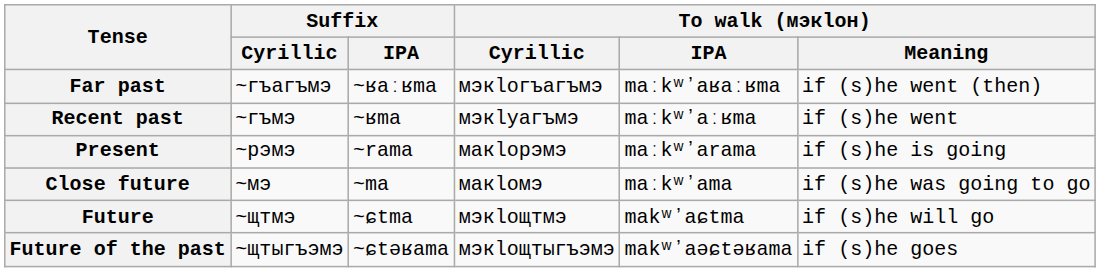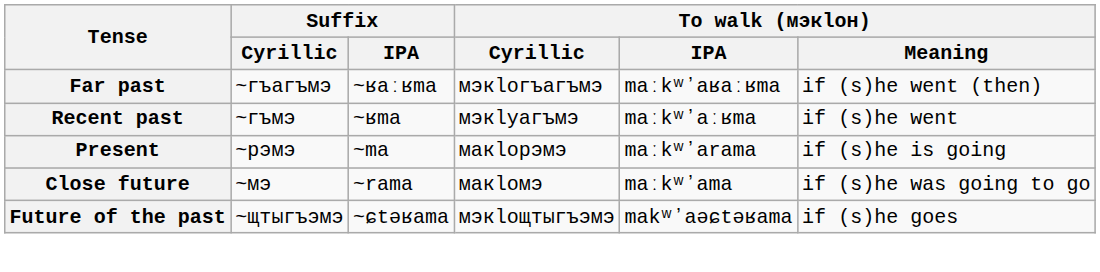(383, 152) ~rama -> (371, 152) ~ma
(371, 184) ~ma -> (383, 184) ~rama
- row: (118, 217)
